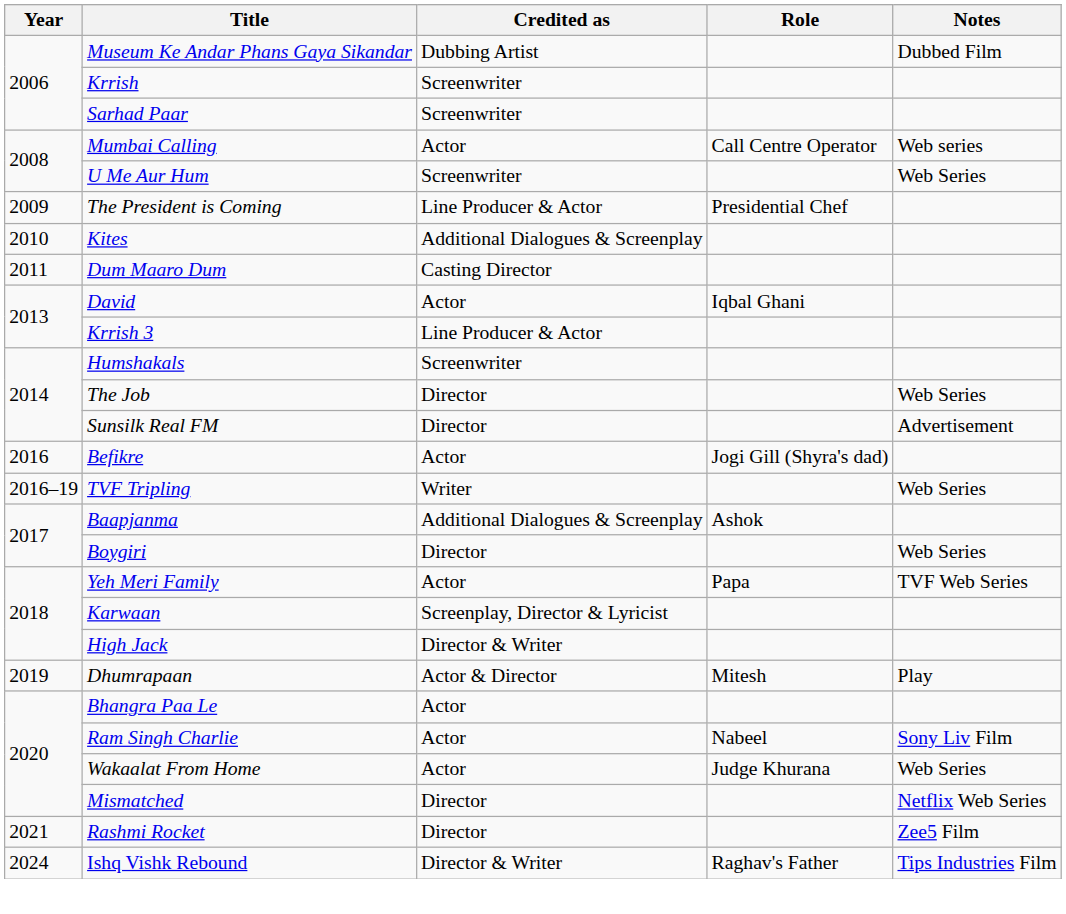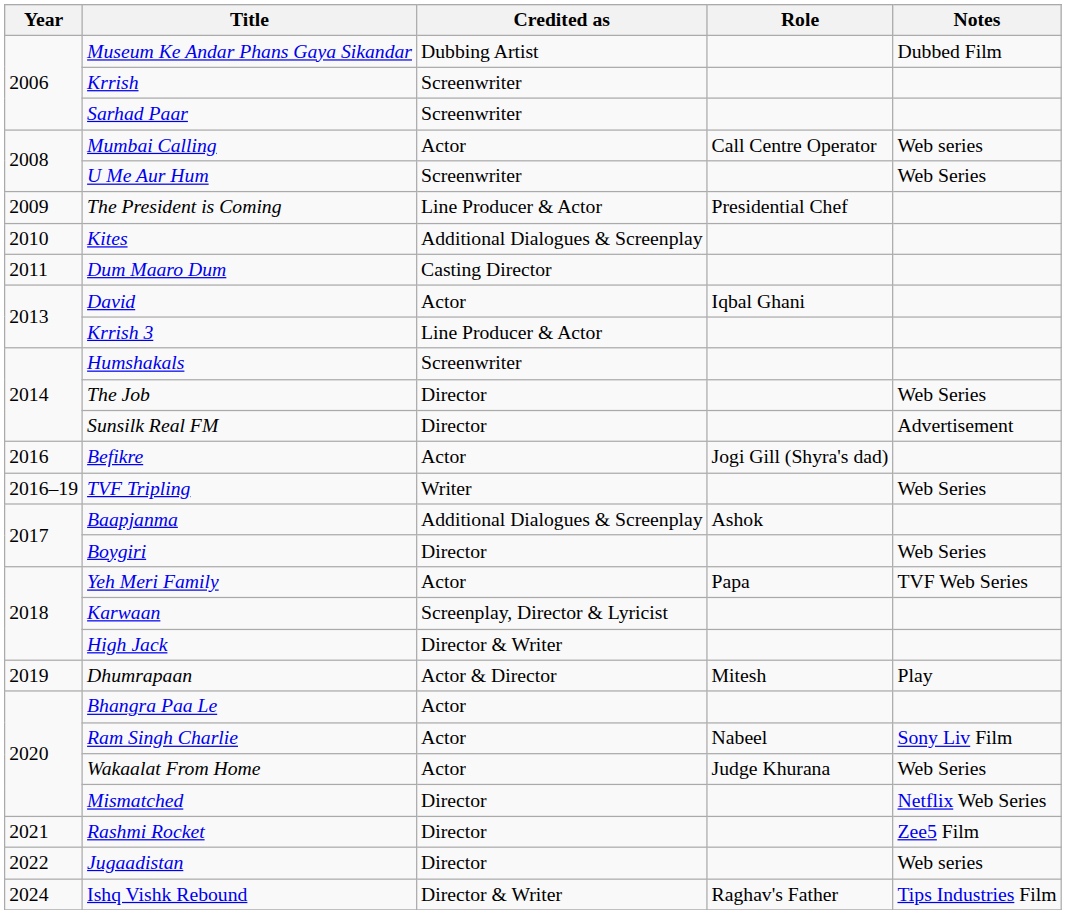+ row: (135, 862)
